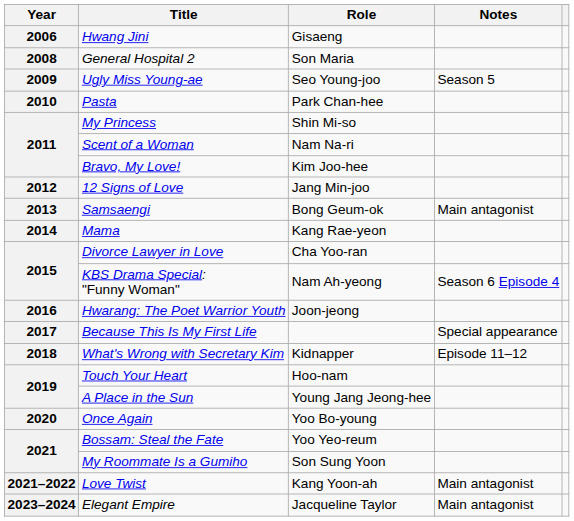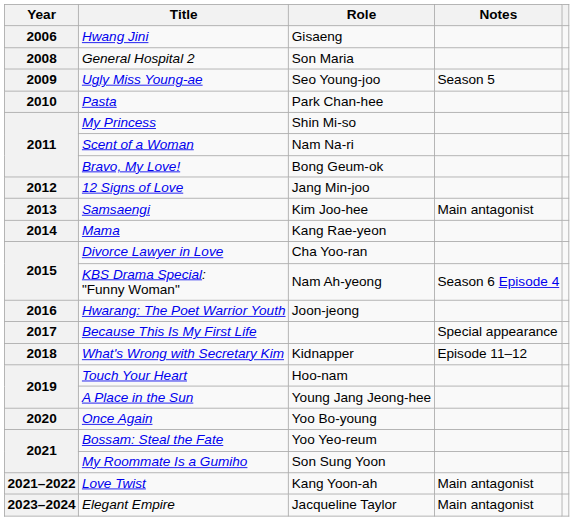(330, 166) Kim Joo-hee -> (338, 166) Bong Geum-ok
(338, 209) Bong Geum-ok -> (330, 209) Kim Joo-hee
